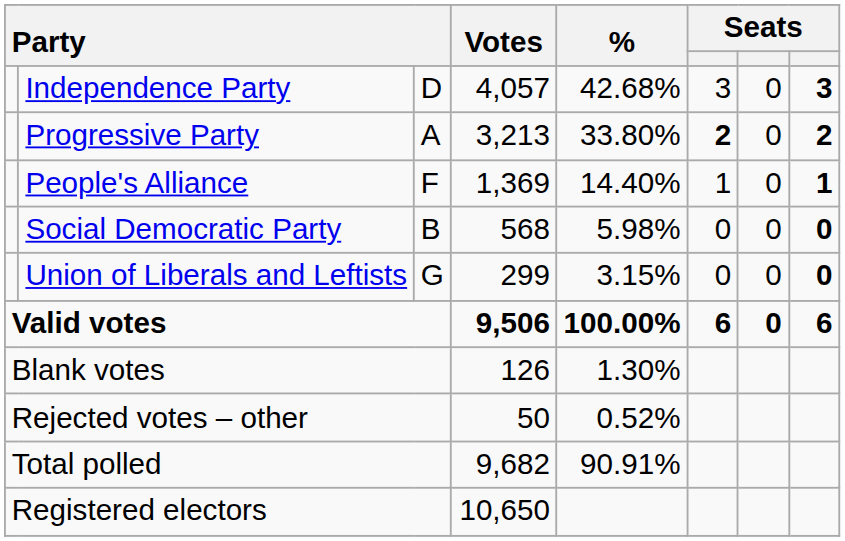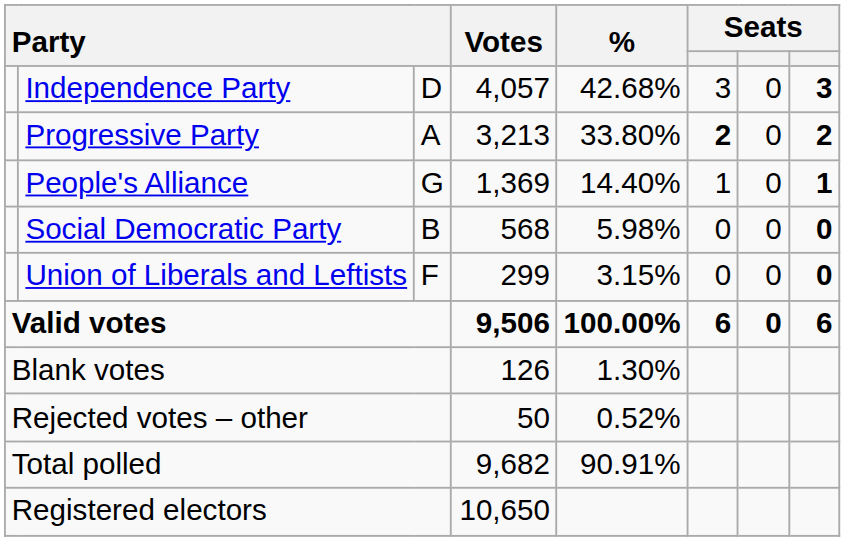(430, 182) F -> (432, 182) G
(432, 276) G -> (430, 276) F
